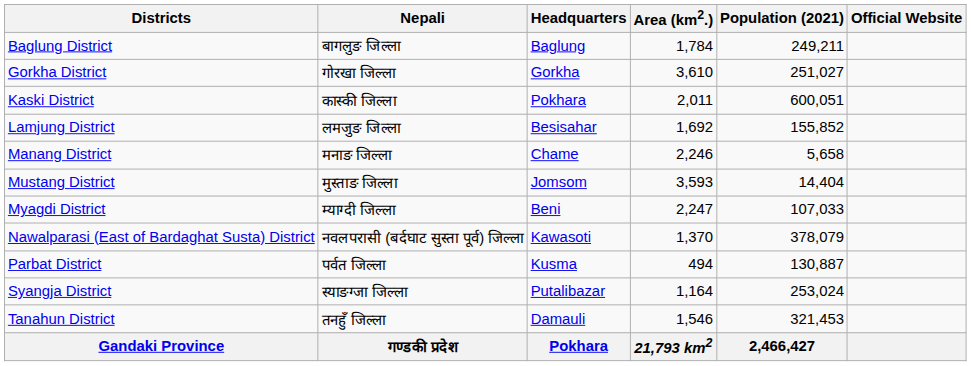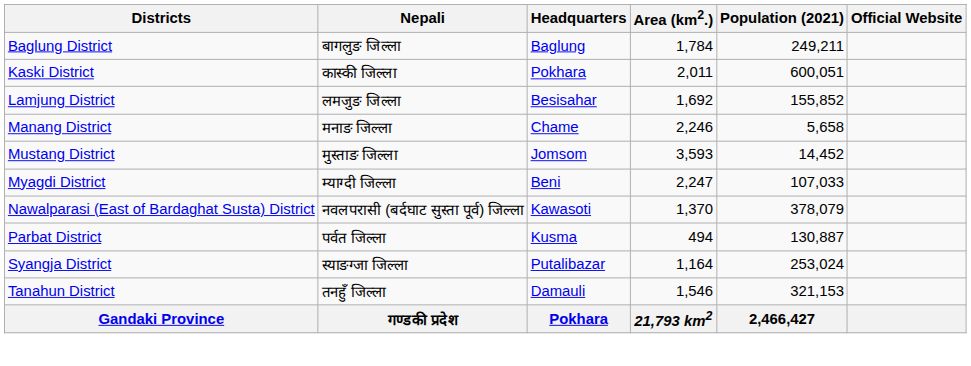- row: (57, 73)
(821, 182) 14,404 -> (821, 155) 14,452
(817, 318) 321,453 -> (817, 291) 321,153
